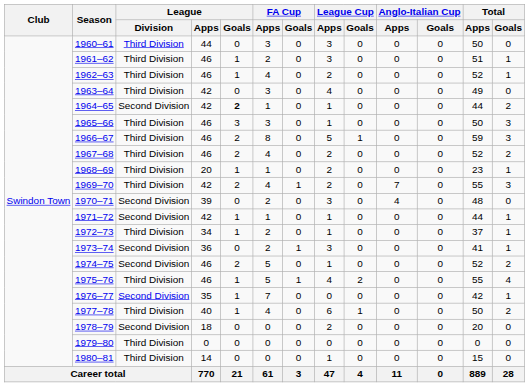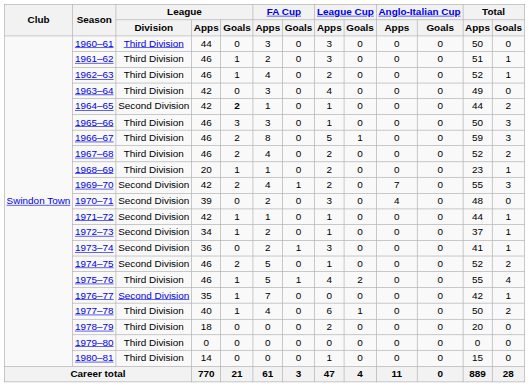(154, 185) Third Division -> (154, 185) Second Division
(154, 232) Third Division -> (154, 232) Second Division
(154, 327) Second Division -> (154, 327) Third Division
